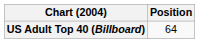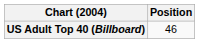(171, 30) 64 -> (171, 30) 46
